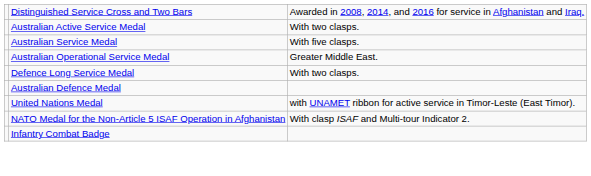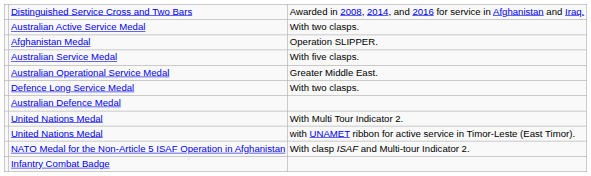+ row: (51, 42)
+ row: (57, 118)
